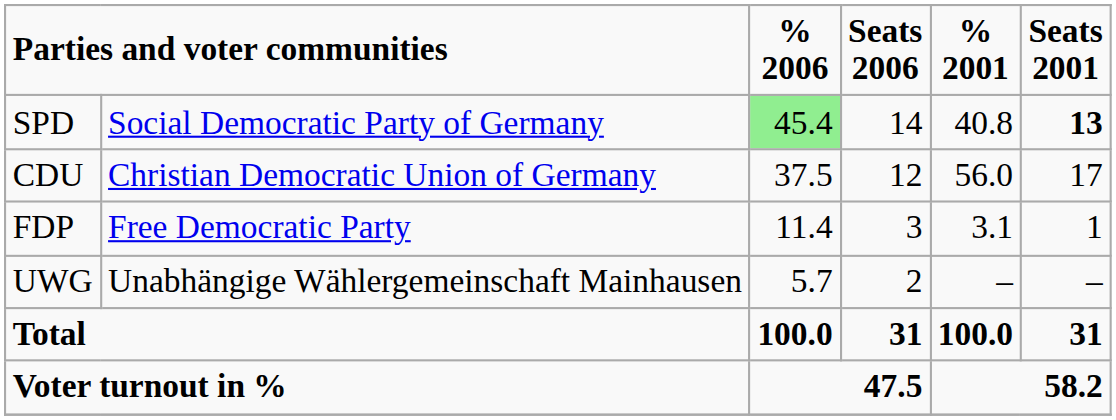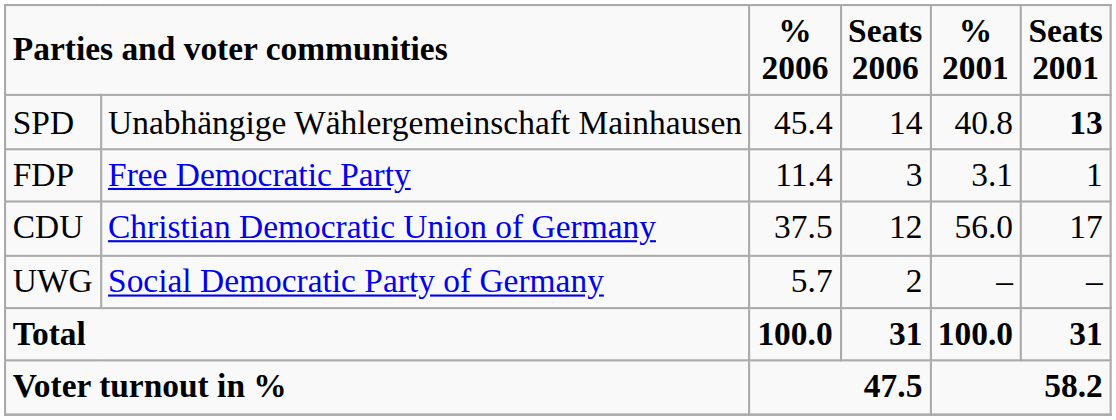(356, 121) Social Democratic Party of Germany -> (425, 121) Unabhängige Wählergemeinschaft Mainhausen
(803, 121) lightgreen background -> (803, 121) no background
rows swapped: (48, 174) <-> (43, 227)
(425, 280) Unabhängige Wählergemeinschaft Mainhausen -> (356, 280) Social Democratic Party of Germany
